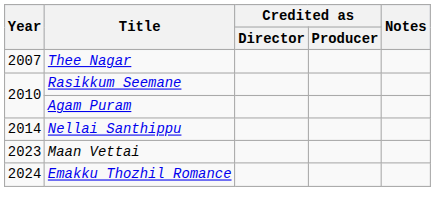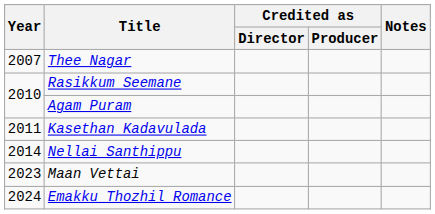+ row: (127, 129)
